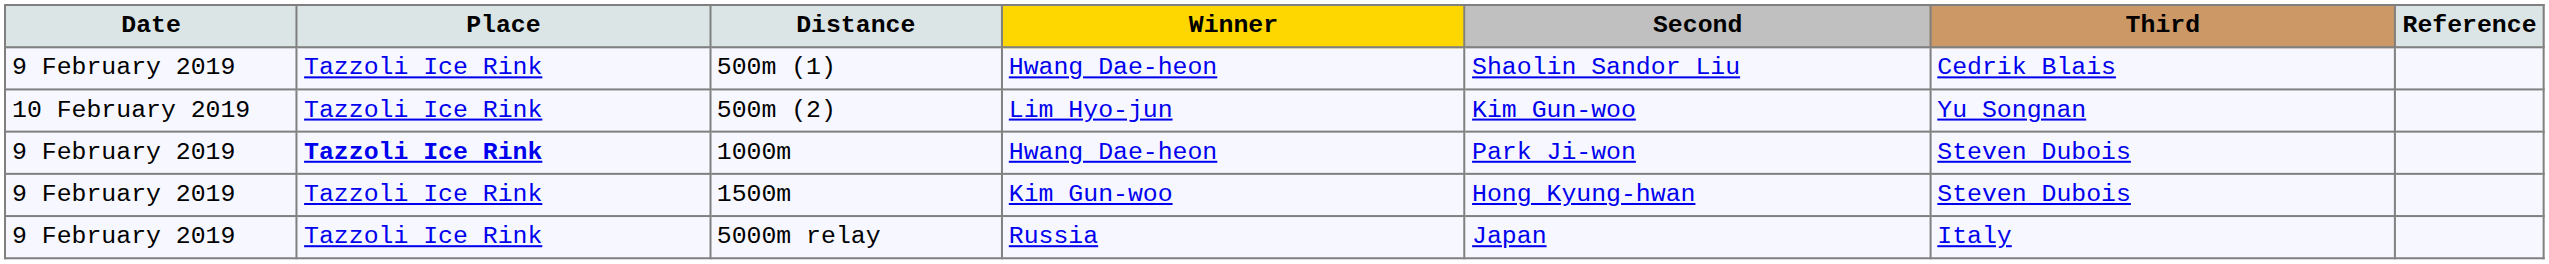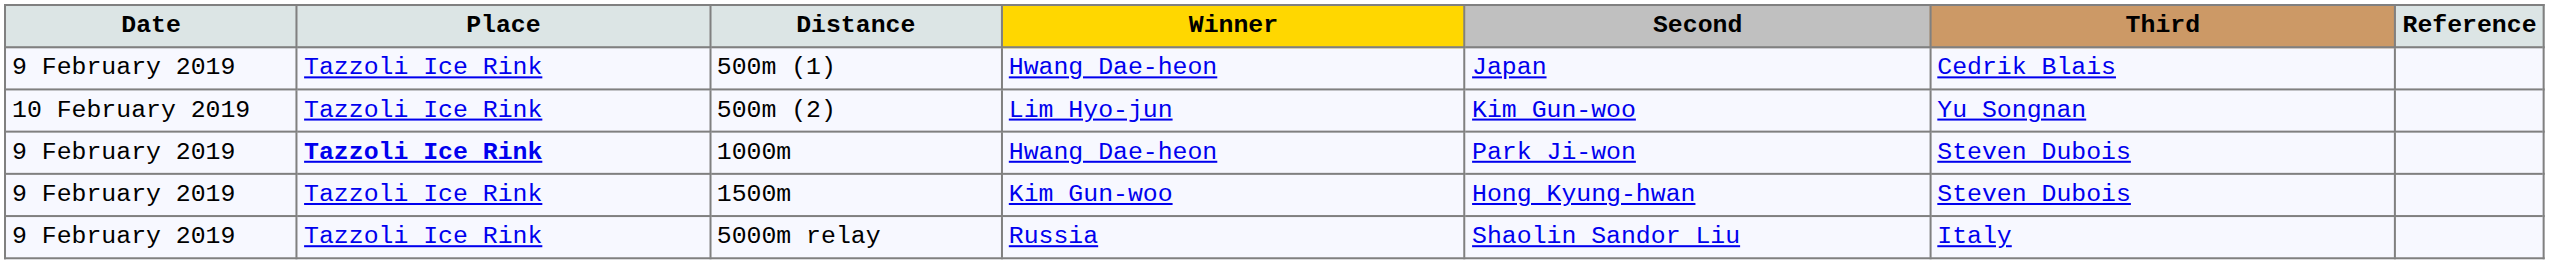(1606, 68) Shaolin Sandor Liu -> (1509, 68) Japan
(1509, 237) Japan -> (1606, 237) Shaolin Sandor Liu
